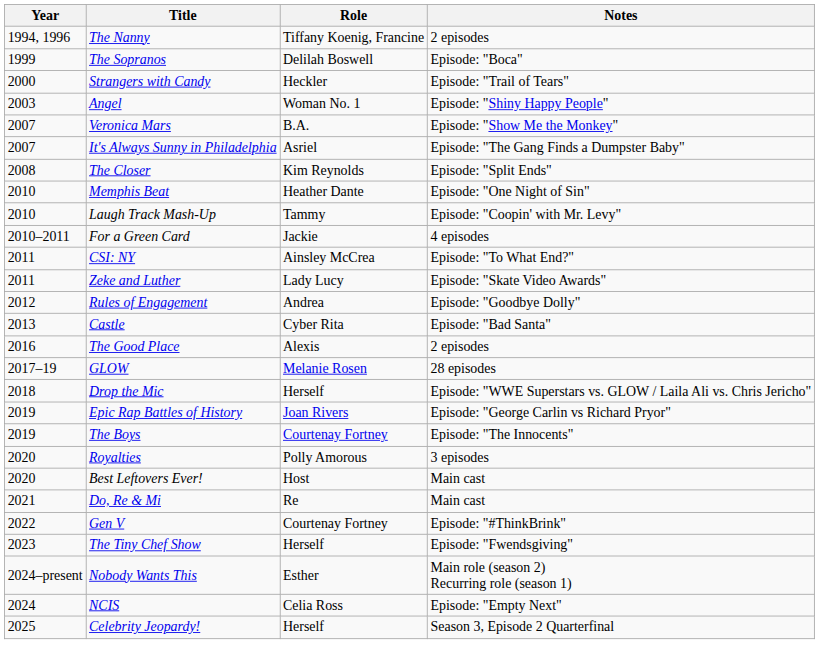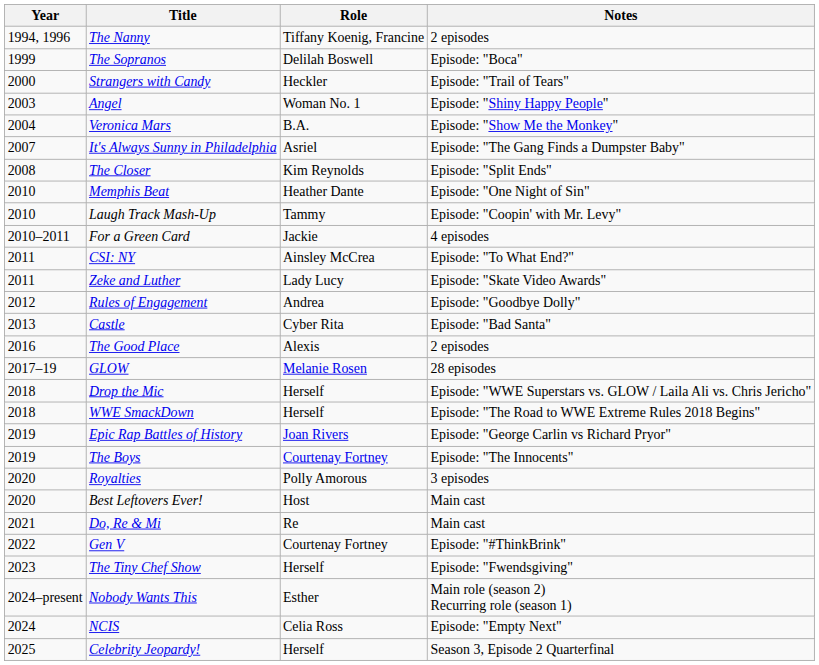(22, 125) 2007 -> (22, 125) 2004
+ row: (141, 412)
